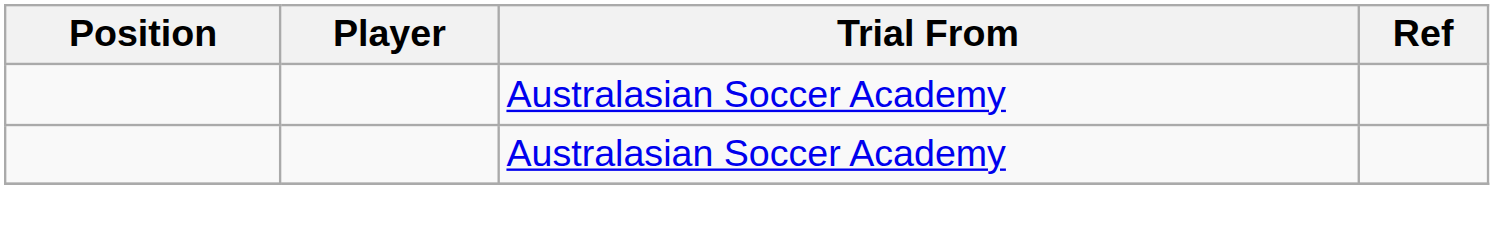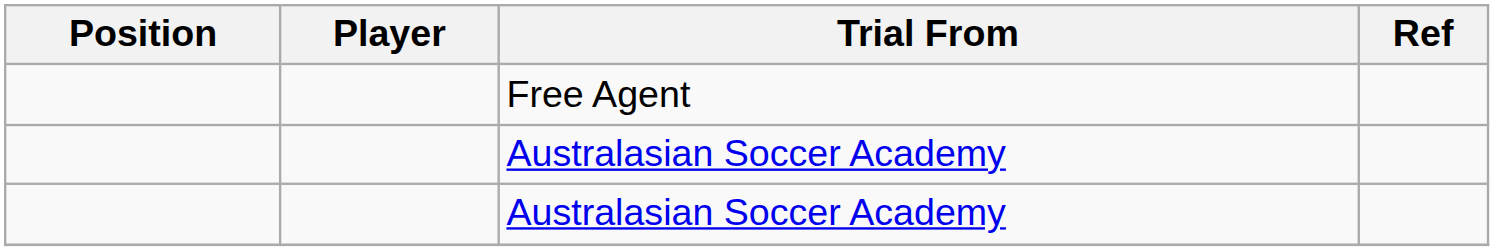+ row: (143, 95)
